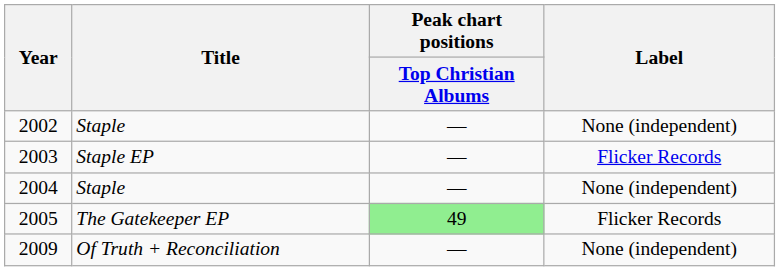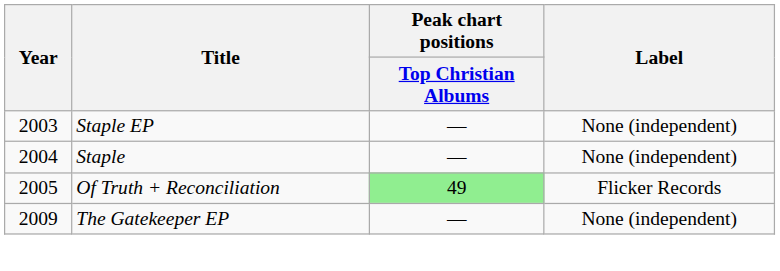- row: (38, 125)
(659, 156) Flicker Records -> (659, 125) None (independent)
(153, 218) The Gatekeeper EP -> (178, 187) Of Truth + Reconciliation
(178, 249) Of Truth + Reconciliation -> (153, 218) The Gatekeeper EP
